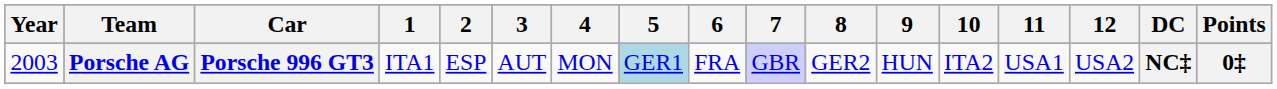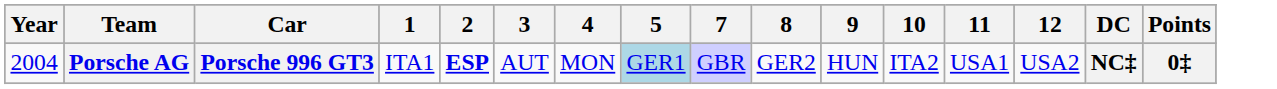- column: (717, 23)
(34, 62) 2003 -> (34, 62) 2004
(466, 62) normal -> (467, 62) bold
